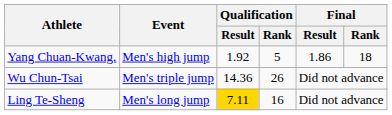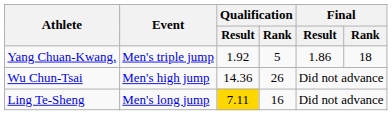(166, 57) Men's high jump -> (168, 57) Men's triple jump
(168, 78) Men's triple jump -> (166, 78) Men's high jump
